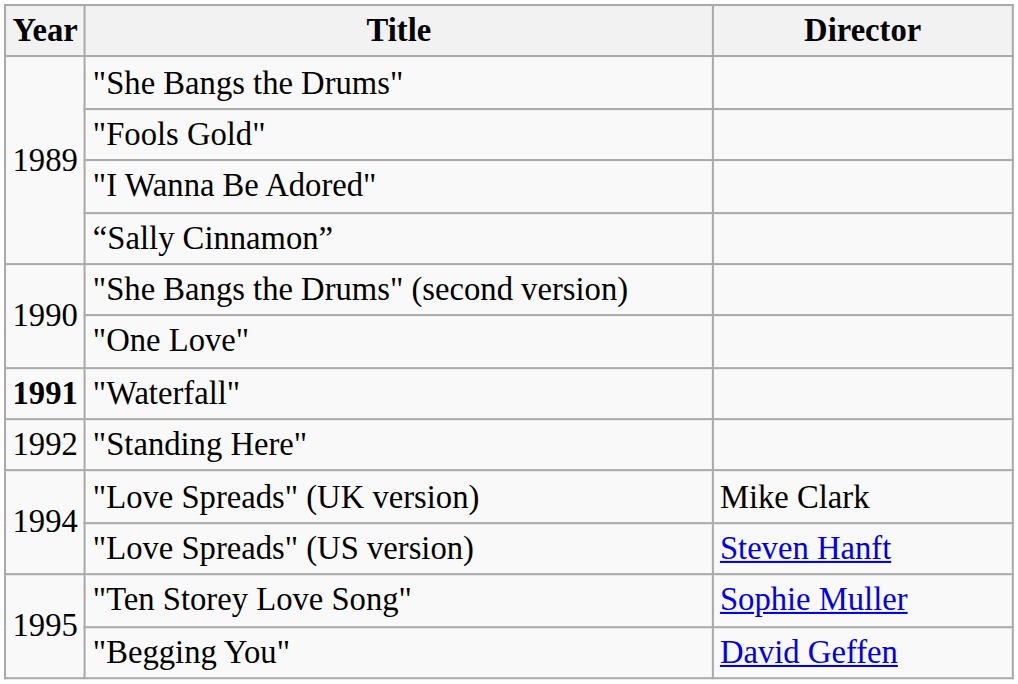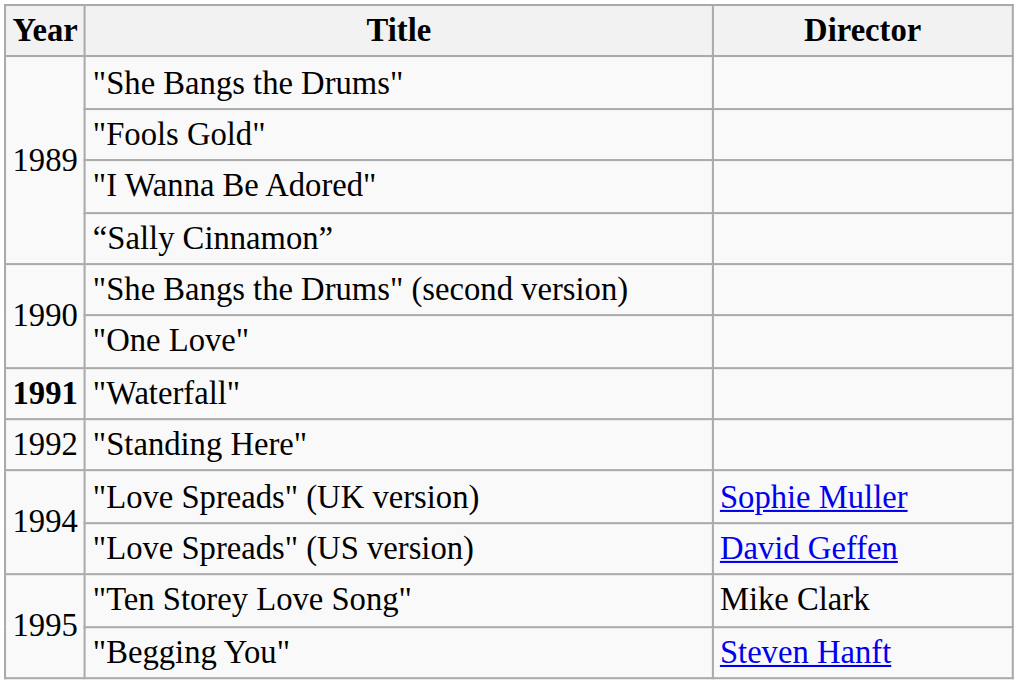(795, 496) Mike Clark -> (814, 496) Sophie Muller
(806, 548) Steven Hanft -> (809, 548) David Geffen
(814, 599) Sophie Muller -> (795, 599) Mike Clark
(809, 651) David Geffen -> (806, 651) Steven Hanft
